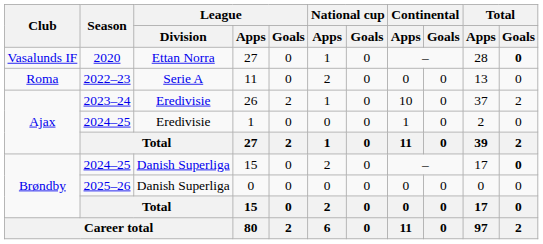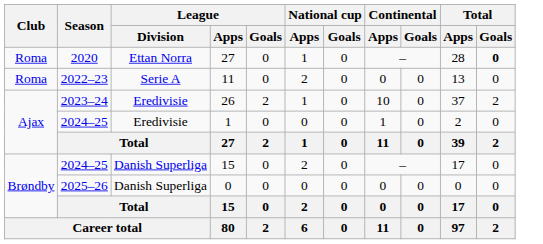(42, 57) Vasalunds IF -> (31, 57) Roma
(518, 164) bold -> (496, 164) normal
